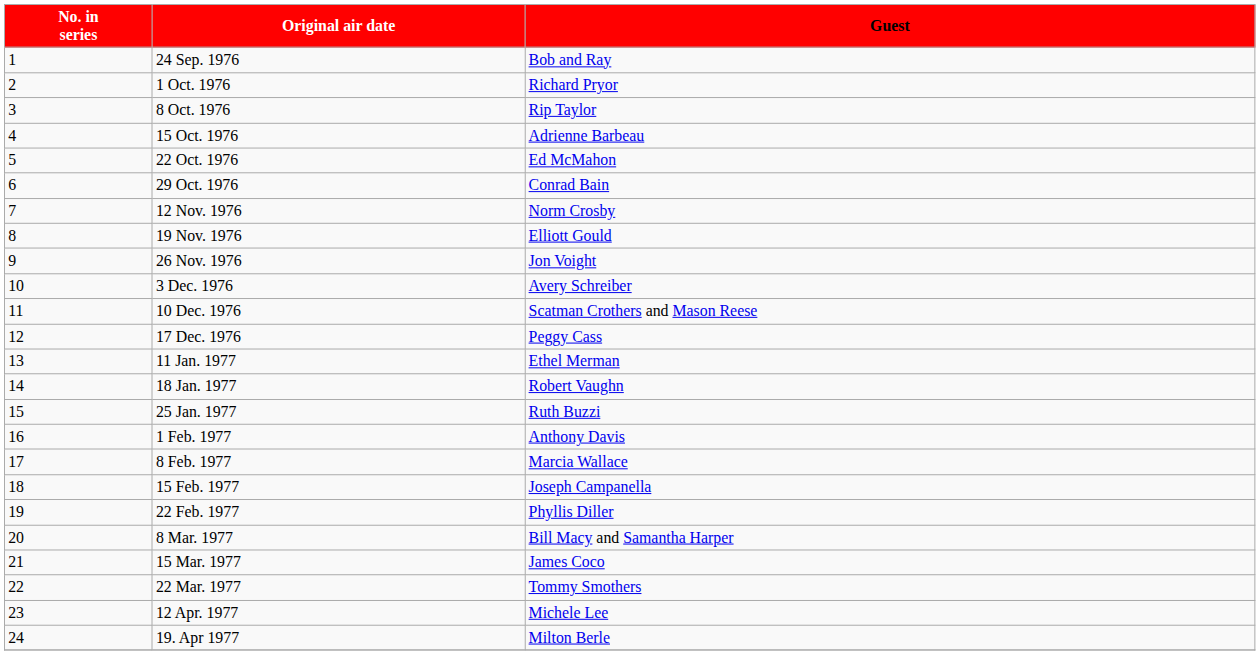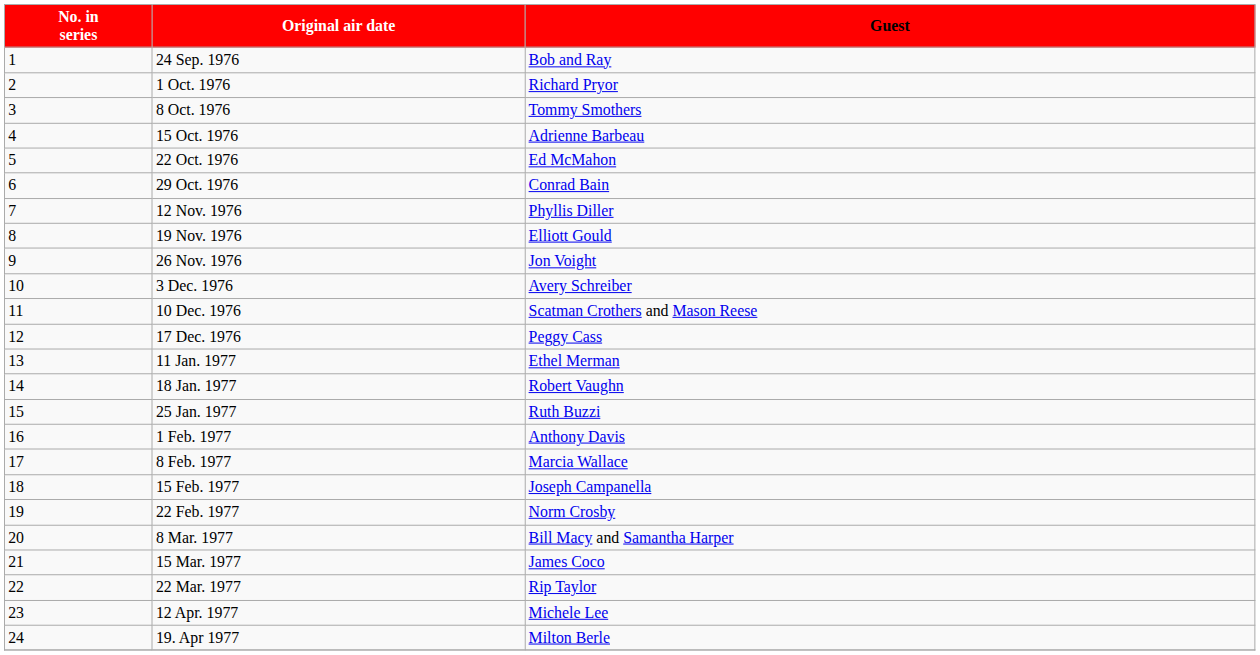(562, 110) Rip Taylor -> (585, 110) Tommy Smothers
(572, 210) Norm Crosby -> (571, 210) Phyllis Diller
(571, 512) Phyllis Diller -> (572, 512) Norm Crosby
(585, 587) Tommy Smothers -> (562, 587) Rip Taylor
